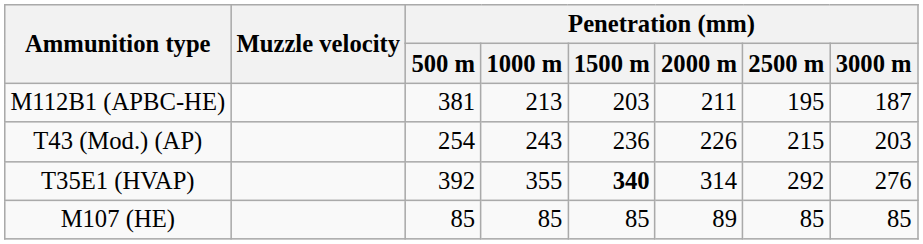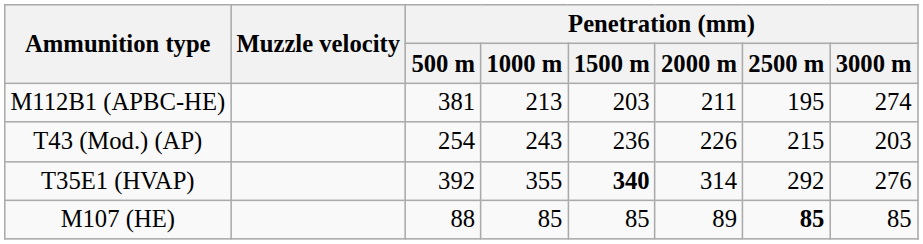(893, 102) 187 -> (893, 102) 274
(463, 219) 85 -> (463, 219) 88
(812, 219) normal -> (812, 219) bold
